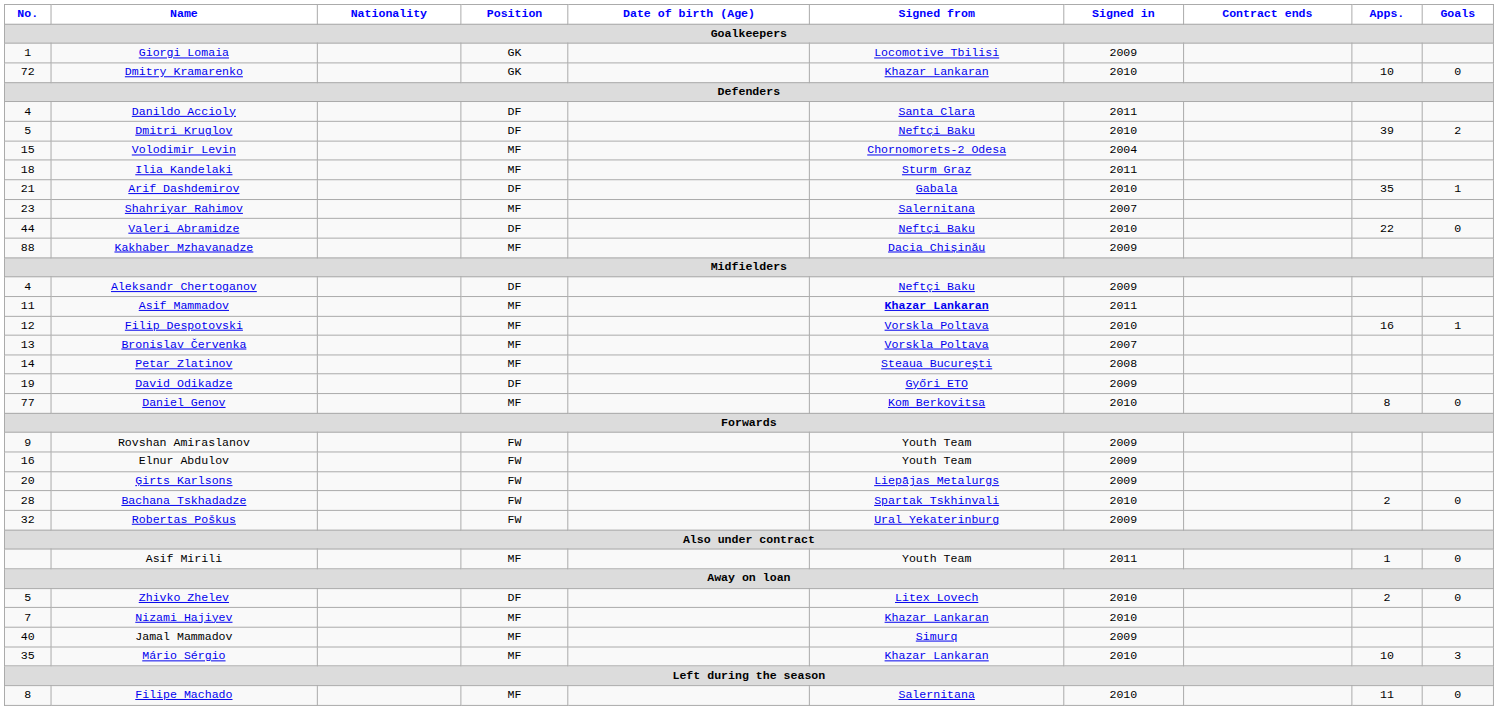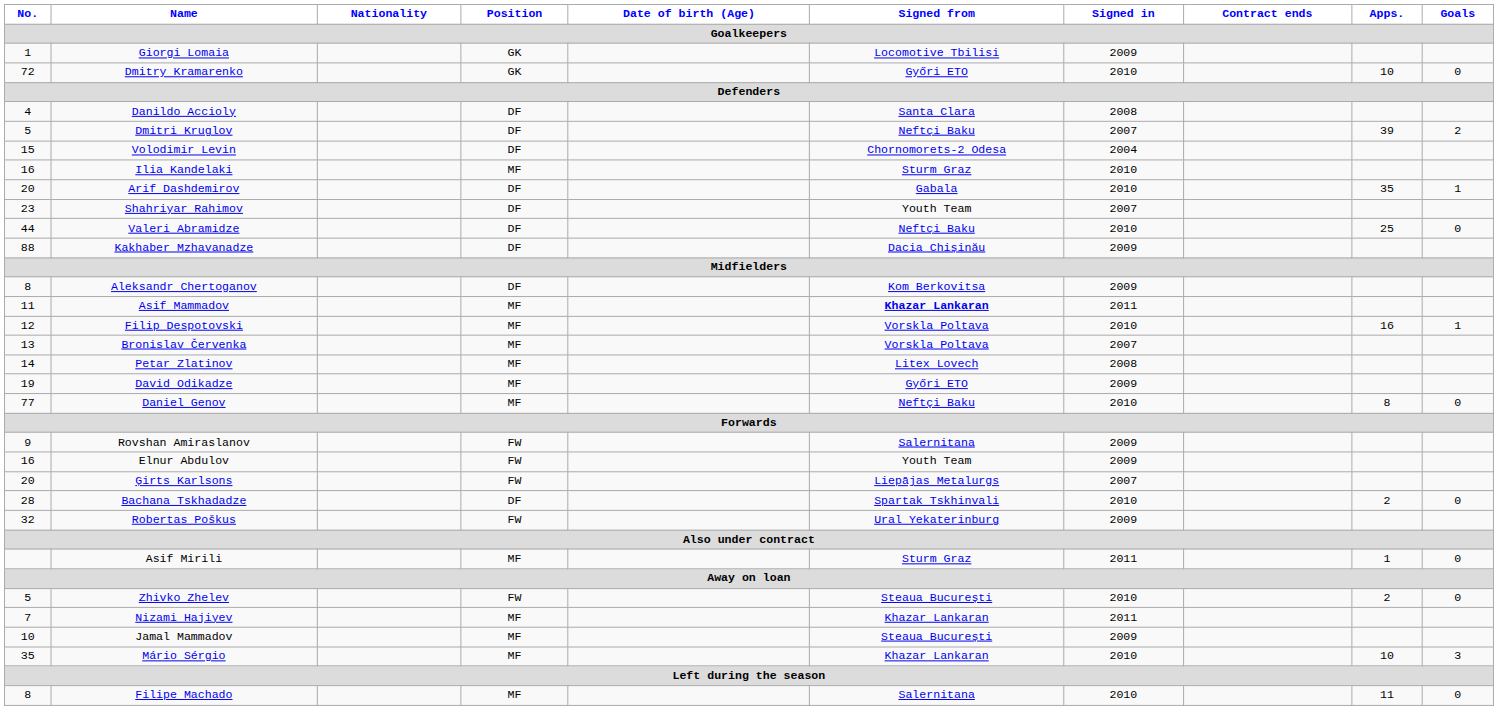(937, 72) Khazar Lankaran -> (937, 72) Győri ETO
(1123, 111) 2011 -> (1123, 111) 2008
(1123, 131) 2010 -> (1123, 131) 2007
(515, 150) MF -> (515, 150) DF
(28, 170) 18 -> (28, 170) 16
(1123, 170) 2011 -> (1123, 170) 2010
(28, 189) 21 -> (28, 189) 20
(515, 209) MF -> (515, 209) DF
(937, 209) Salernitana -> (937, 209) Youth Team
(1387, 228) 22 -> (1387, 228) 25
(515, 247) MF -> (515, 247) DF
(28, 286) 4 -> (28, 286) 8
(937, 286) Neftçi Baku -> (937, 286) Kom Berkovitsa
(937, 364) Steaua București -> (937, 364) Litex Lovech
(515, 384) DF -> (515, 384) MF
(937, 403) Kom Berkovitsa -> (937, 403) Neftçi Baku
(937, 442) Youth Team -> (937, 442) Salernitana
(1123, 481) 2009 -> (1123, 481) 2007
(515, 500) FW -> (515, 500) DF
(937, 559) Youth Team -> (937, 559) Sturm Graz
(515, 598) DF -> (515, 598) FW
(937, 598) Litex Lovech -> (937, 598) Steaua București
(1123, 617) 2010 -> (1123, 617) 2011
(28, 637) 40 -> (28, 637) 10
(937, 637) Simurq -> (937, 637) Steaua București
